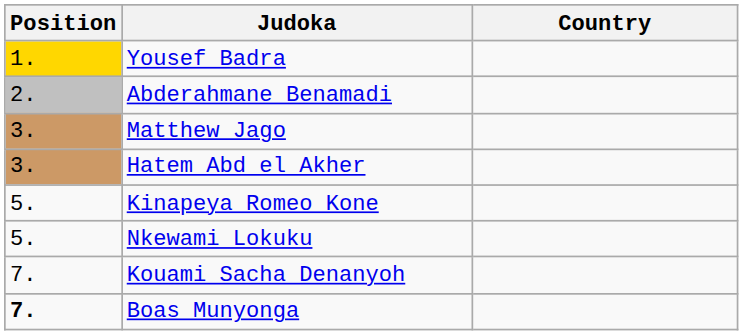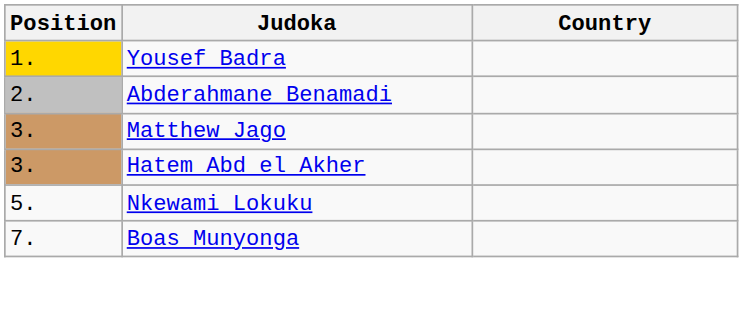- row: (253, 203)
- row: (266, 275)
(23, 311) bold -> (23, 239) normal
